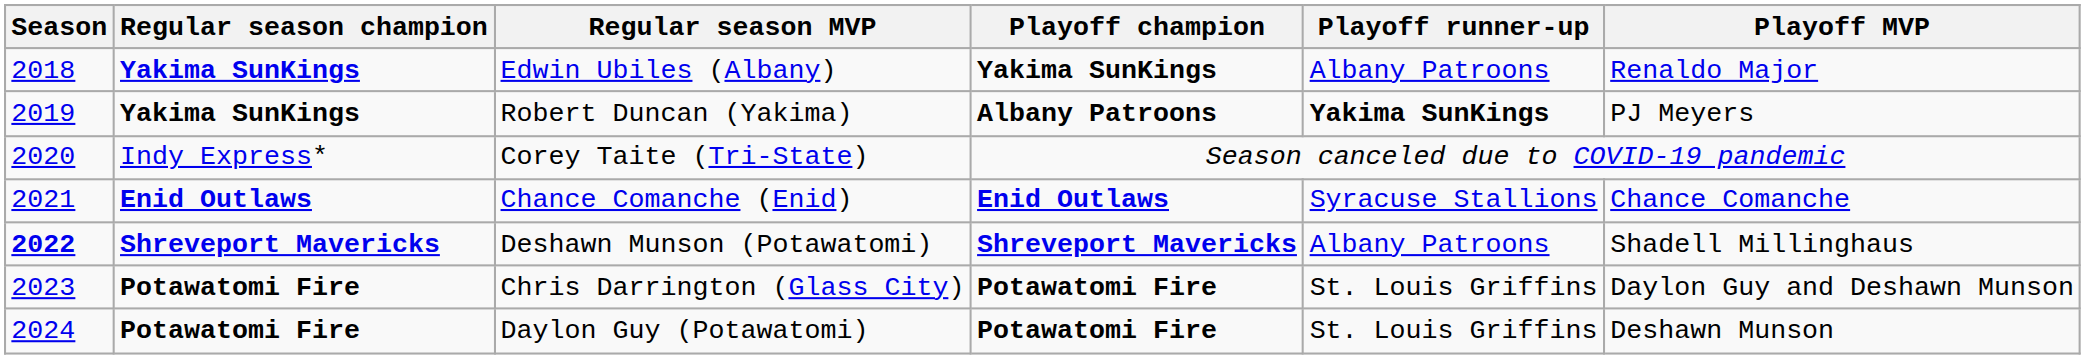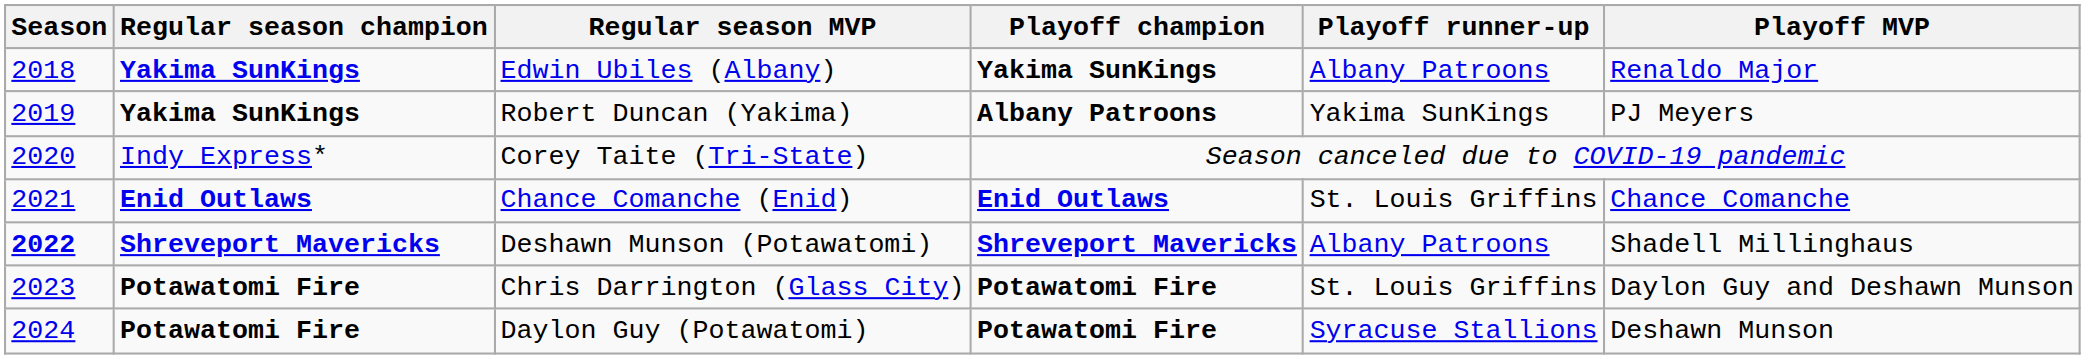(1430, 114) bold -> (1430, 114) normal
(1454, 200) Syracuse Stallions -> (1454, 200) St. Louis Griffins
(1454, 331) St. Louis Griffins -> (1454, 331) Syracuse Stallions
